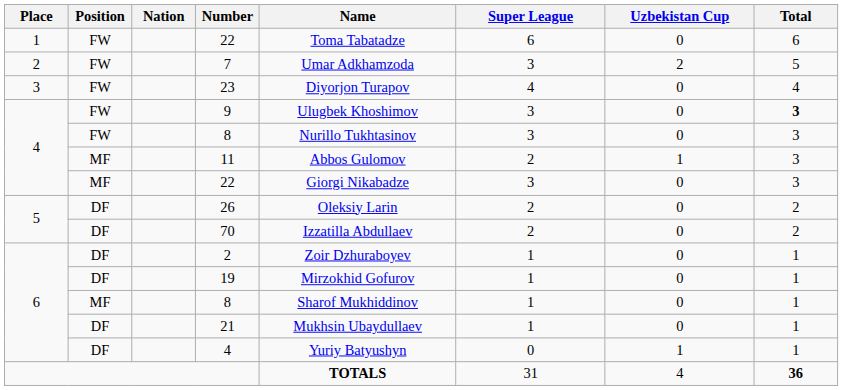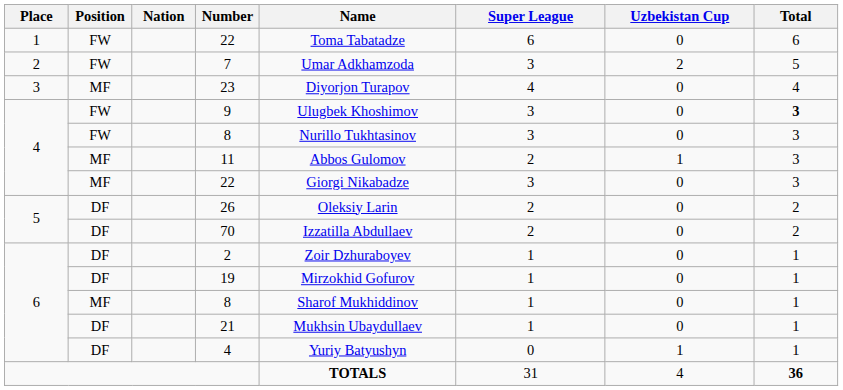(100, 88) FW -> (100, 88) MF
